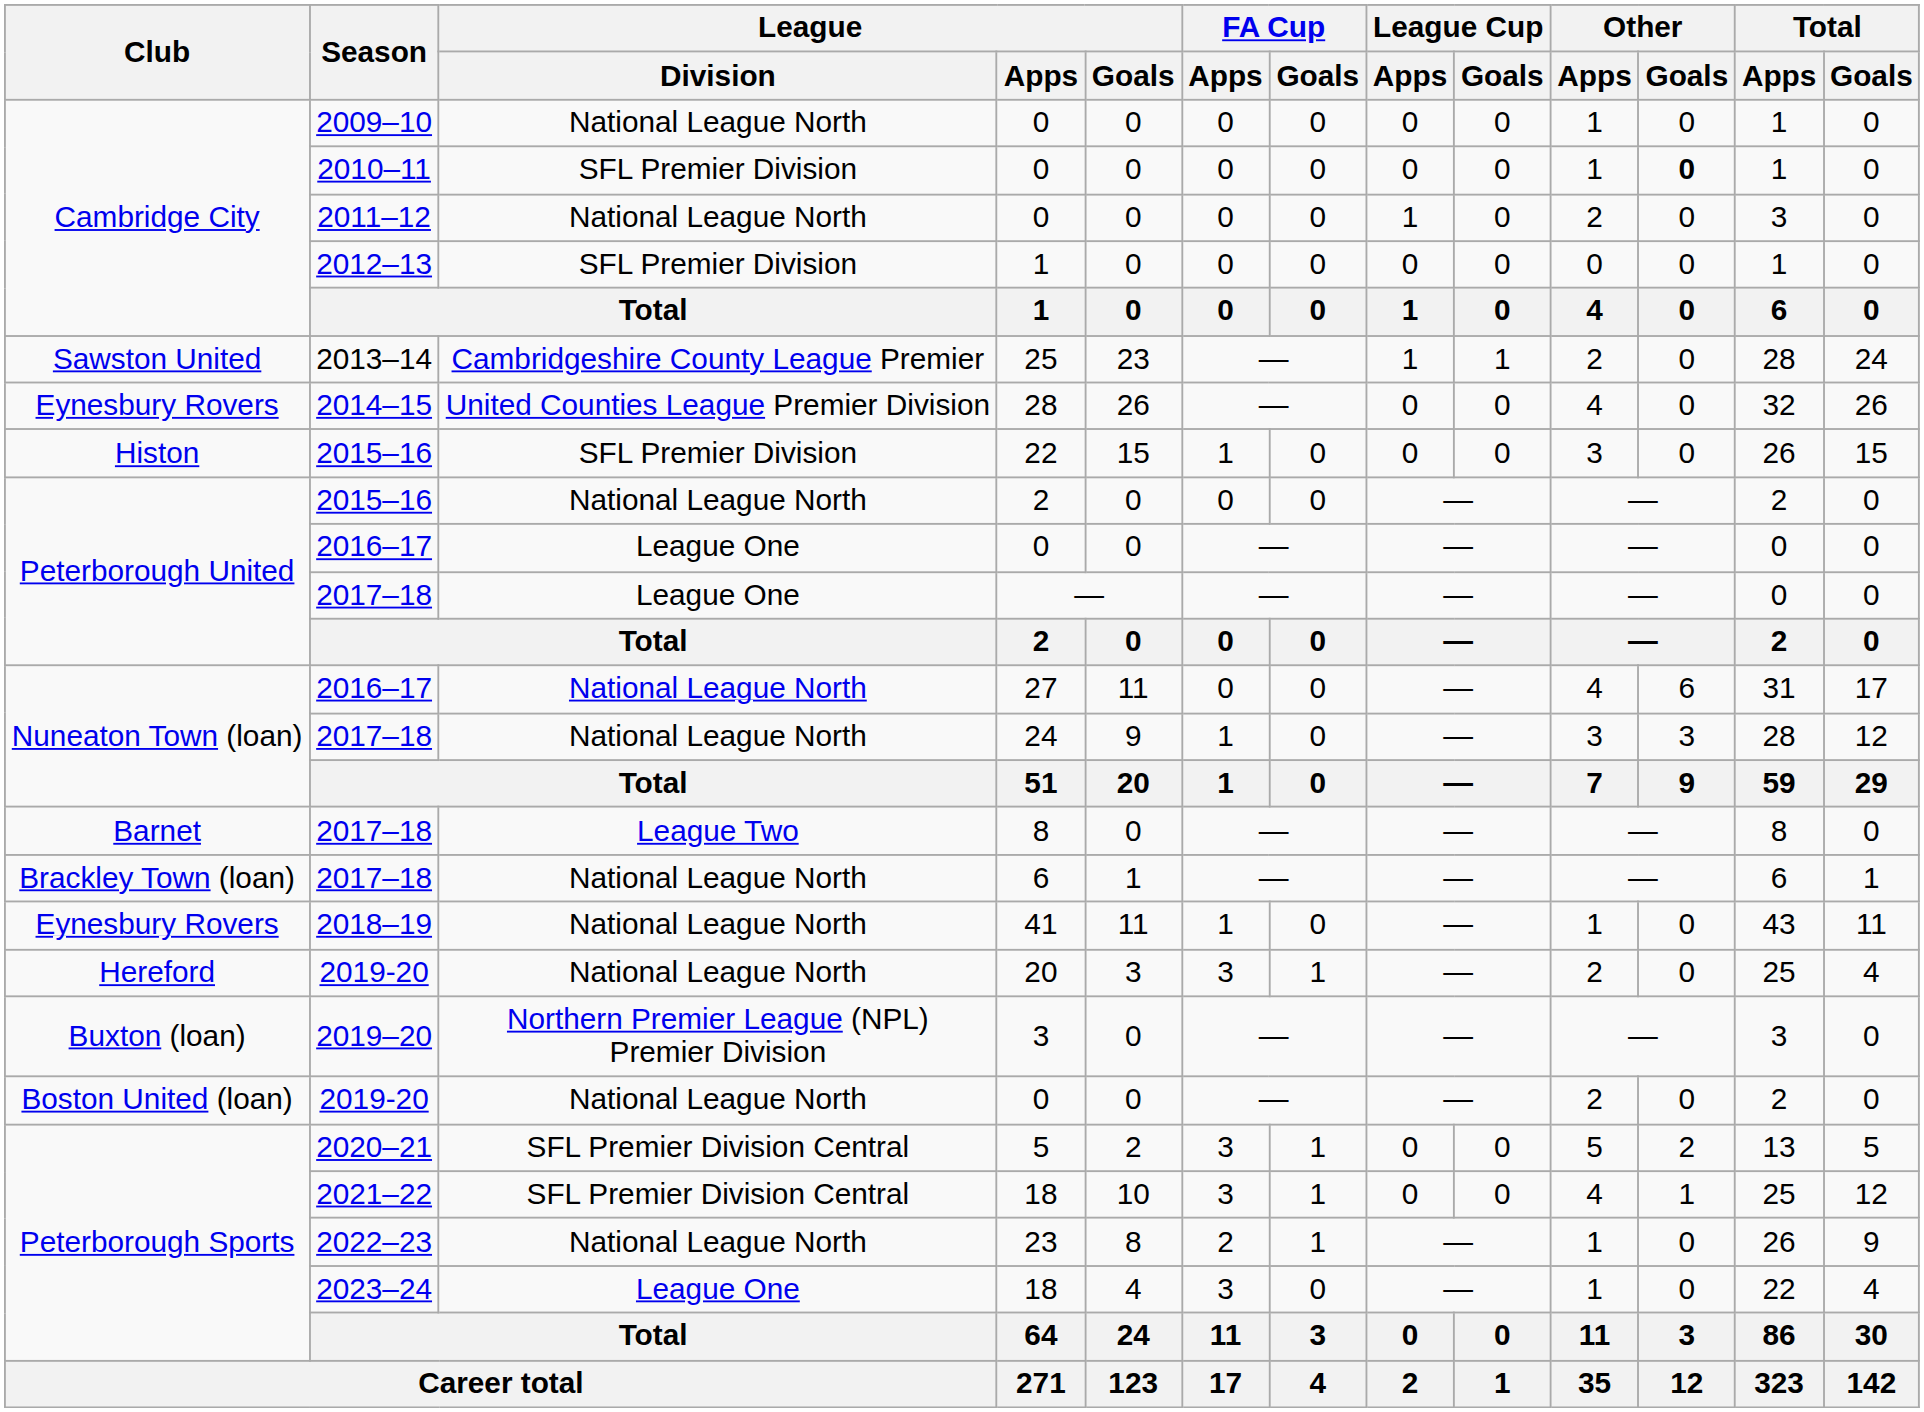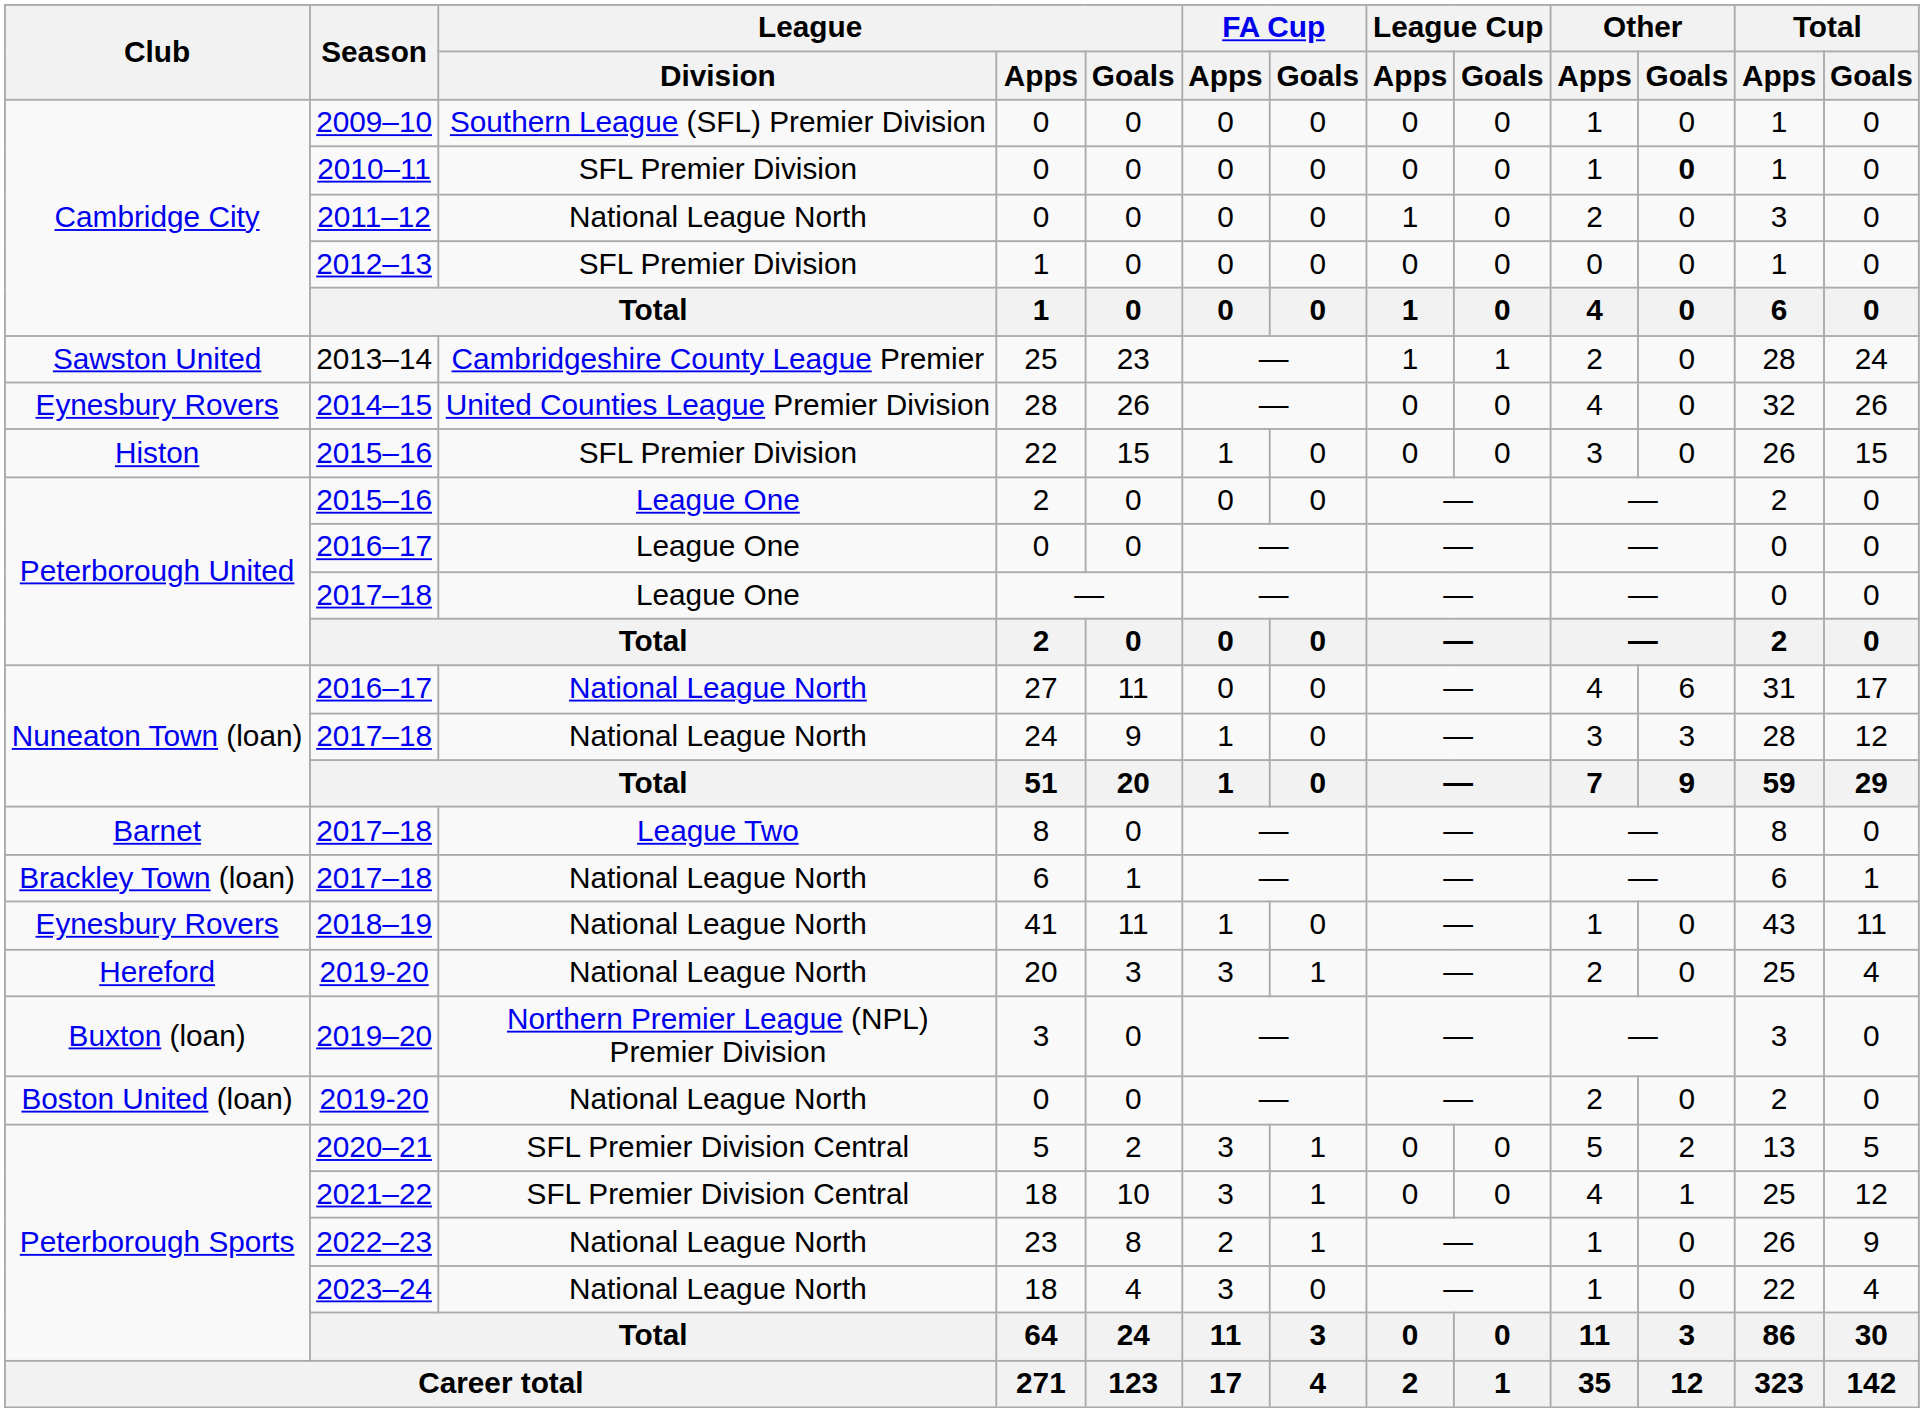(718, 122) National League North -> (718, 122) Southern League (SFL) Premier Division
(718, 500) National League North -> (718, 500) League One
(718, 1288) League One -> (718, 1288) National League North
